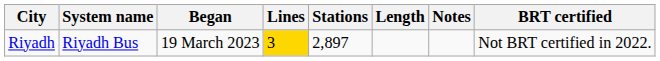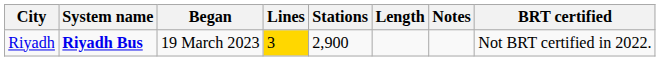(100, 42) normal -> (103, 42) bold
(330, 42) 2,897 -> (330, 42) 2,900
